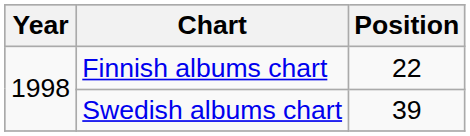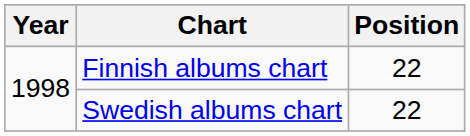(407, 109) 39 -> (407, 109) 22
